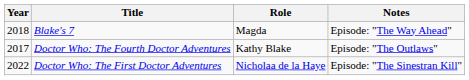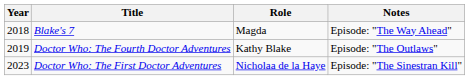(18, 48) 2017 -> (18, 48) 2019
(18, 65) 2022 -> (18, 65) 2023
